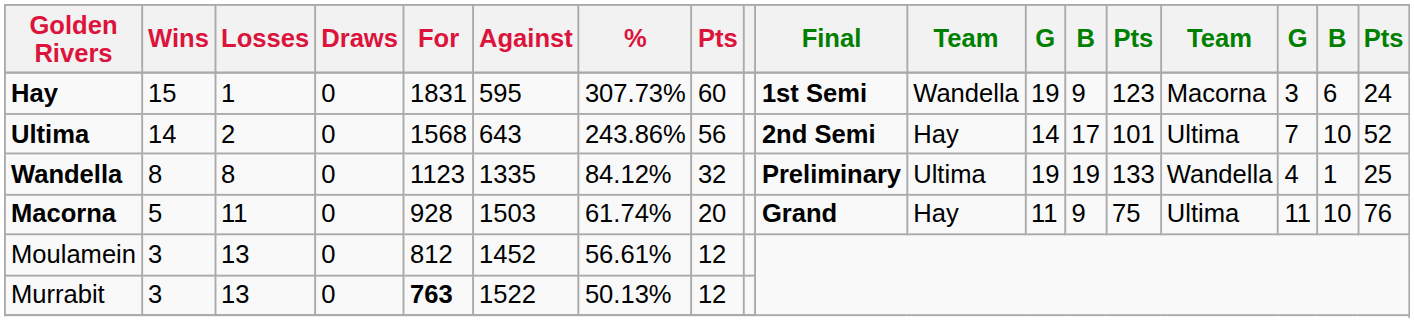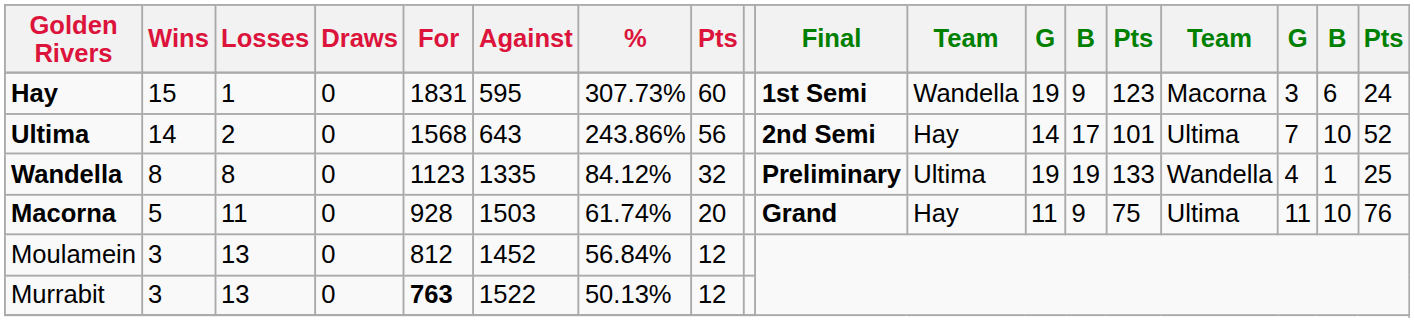(628, 254) 56.61% -> (628, 254) 56.84%
